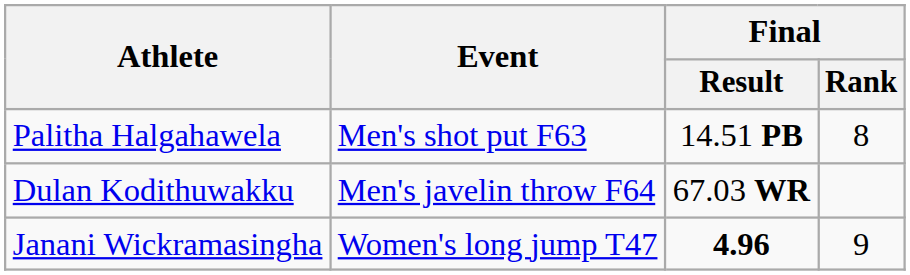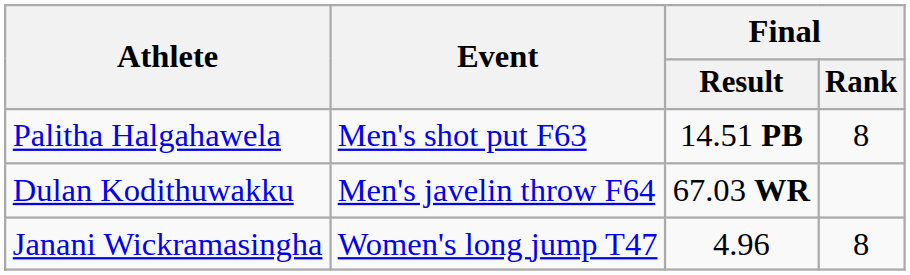(741, 243) bold -> (741, 243) normal
(861, 243) 9 -> (861, 243) 8
